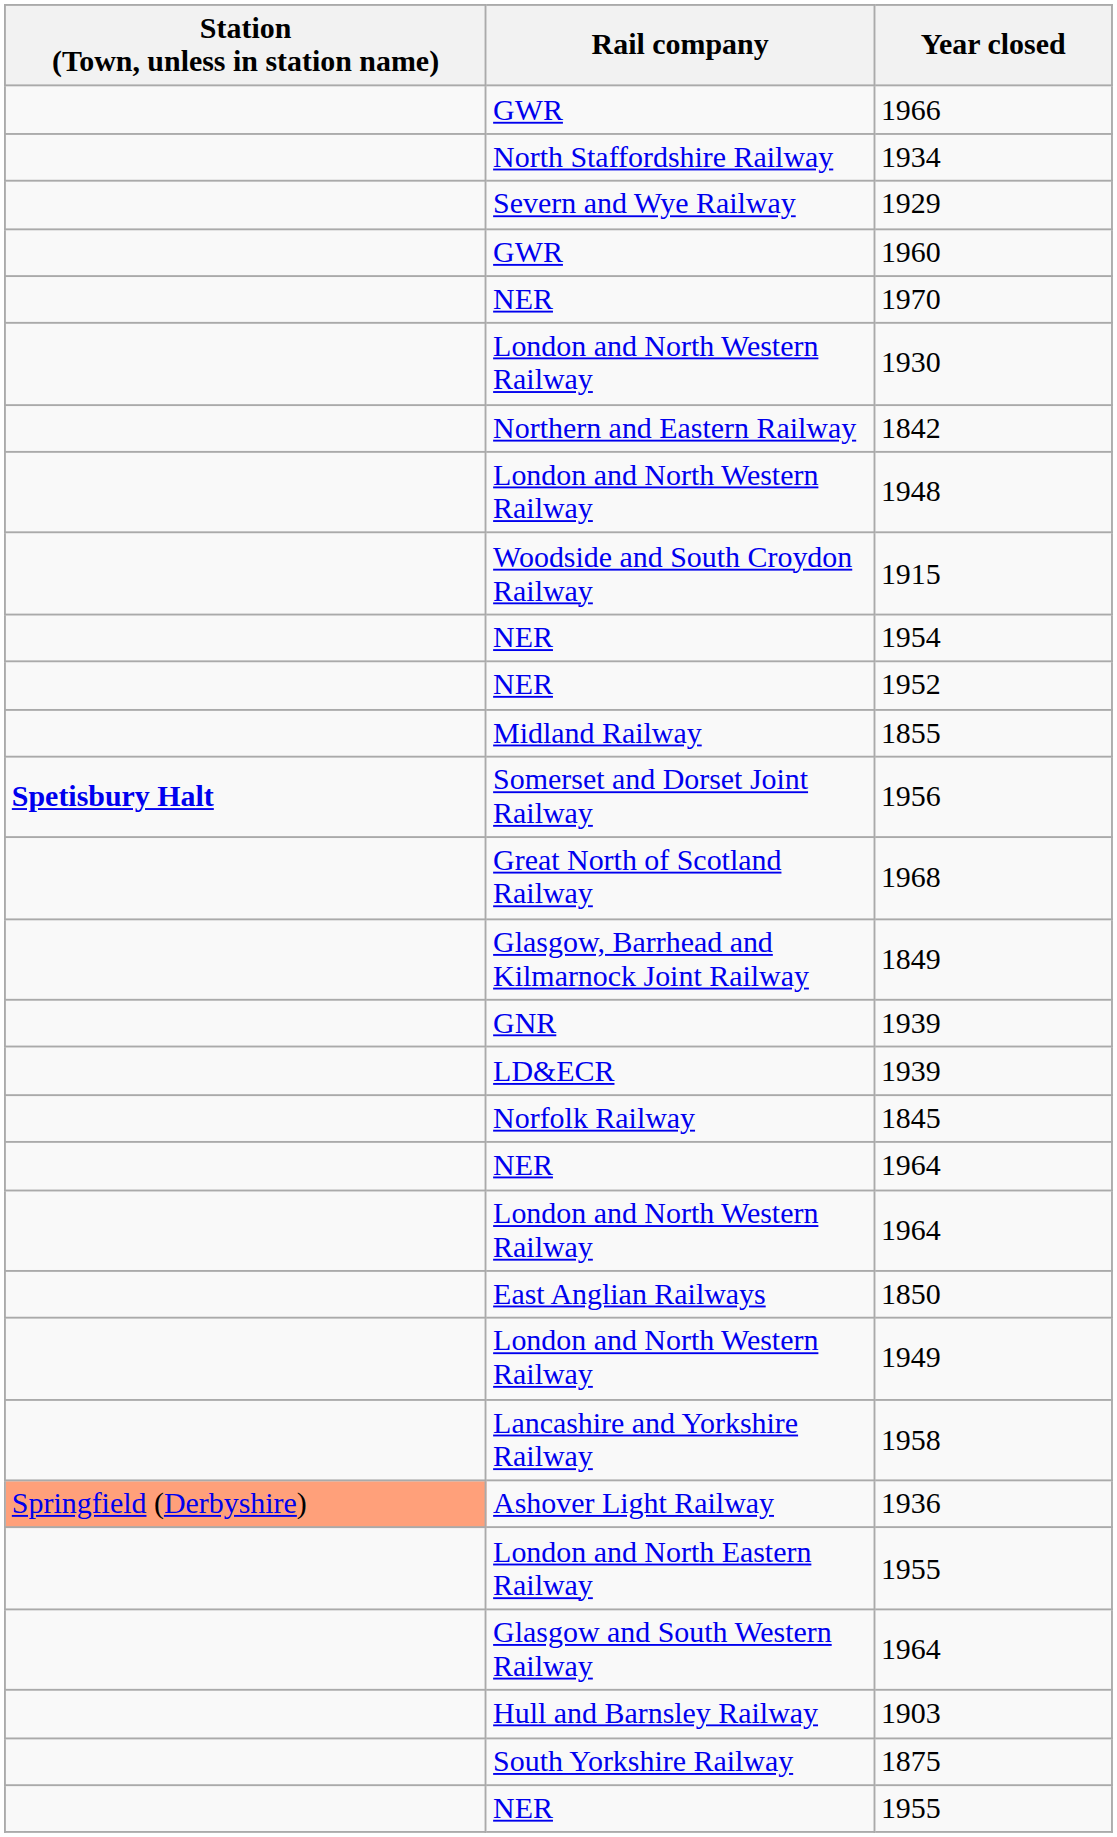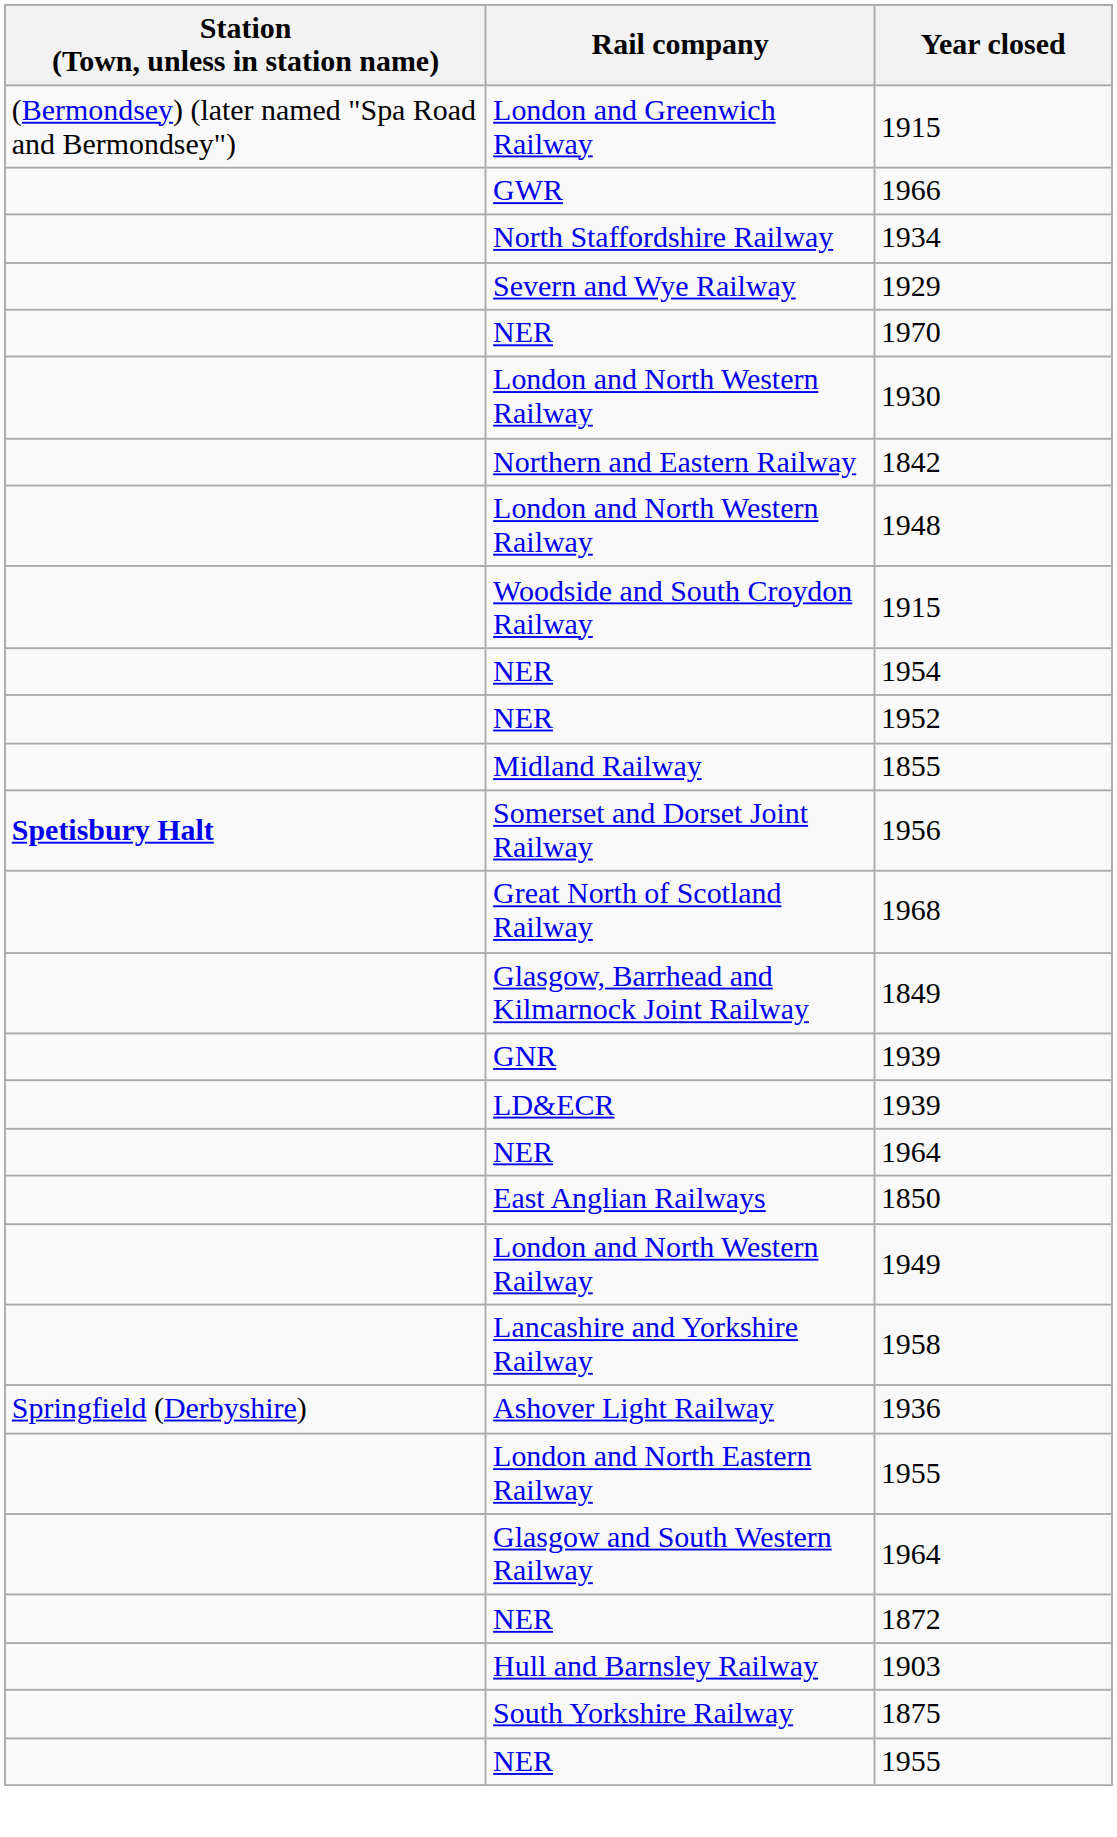+ row: (634, 126)
- row: (528, 251)
- row: (594, 1117)
- row: (656, 1229)
(159, 1503) lightsalmon background -> (159, 1408) no background
+ row: (523, 1618)
